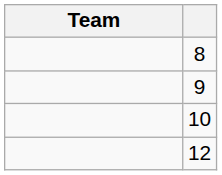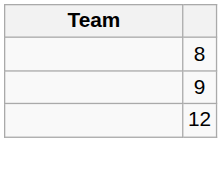- row: (200, 119)
